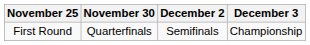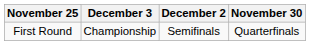columns swapped: (119, 13) <-> (266, 13)
